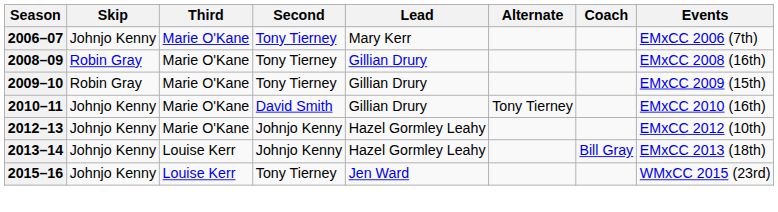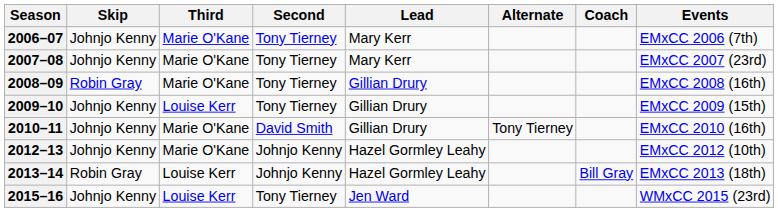+ row: (35, 60)
(106, 83) Robin Gray -> (113, 106) Johnjo Kenny
(206, 83) Marie O'Kane -> (199, 106) Louise Kerr
(113, 151) Johnjo Kenny -> (106, 173) Robin Gray
